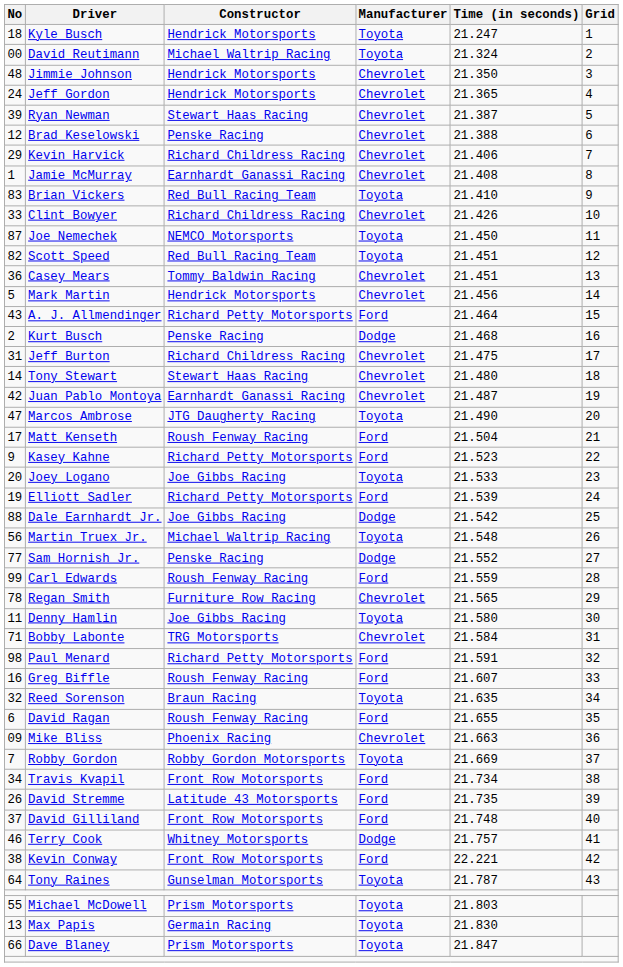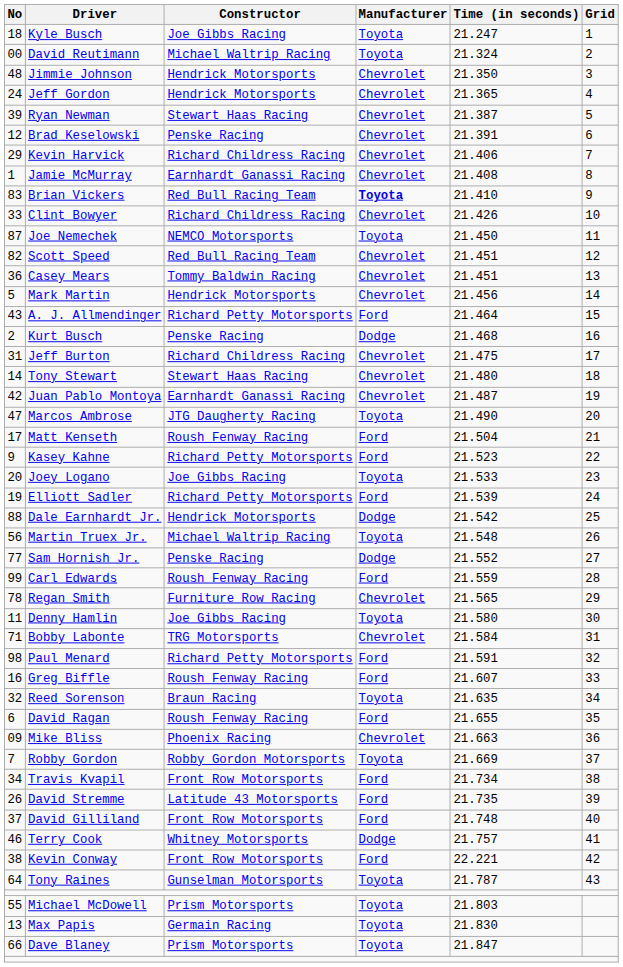(242, 35) Hendrick Motorsports -> (227, 35) Joe Gibbs Racing
(476, 135) 21.388 -> (476, 135) 21.391
(381, 196) normal -> (381, 196) bold
(381, 256) Toyota -> (392, 256) Chevrolet
(227, 518) Joe Gibbs Racing -> (242, 518) Hendrick Motorsports
